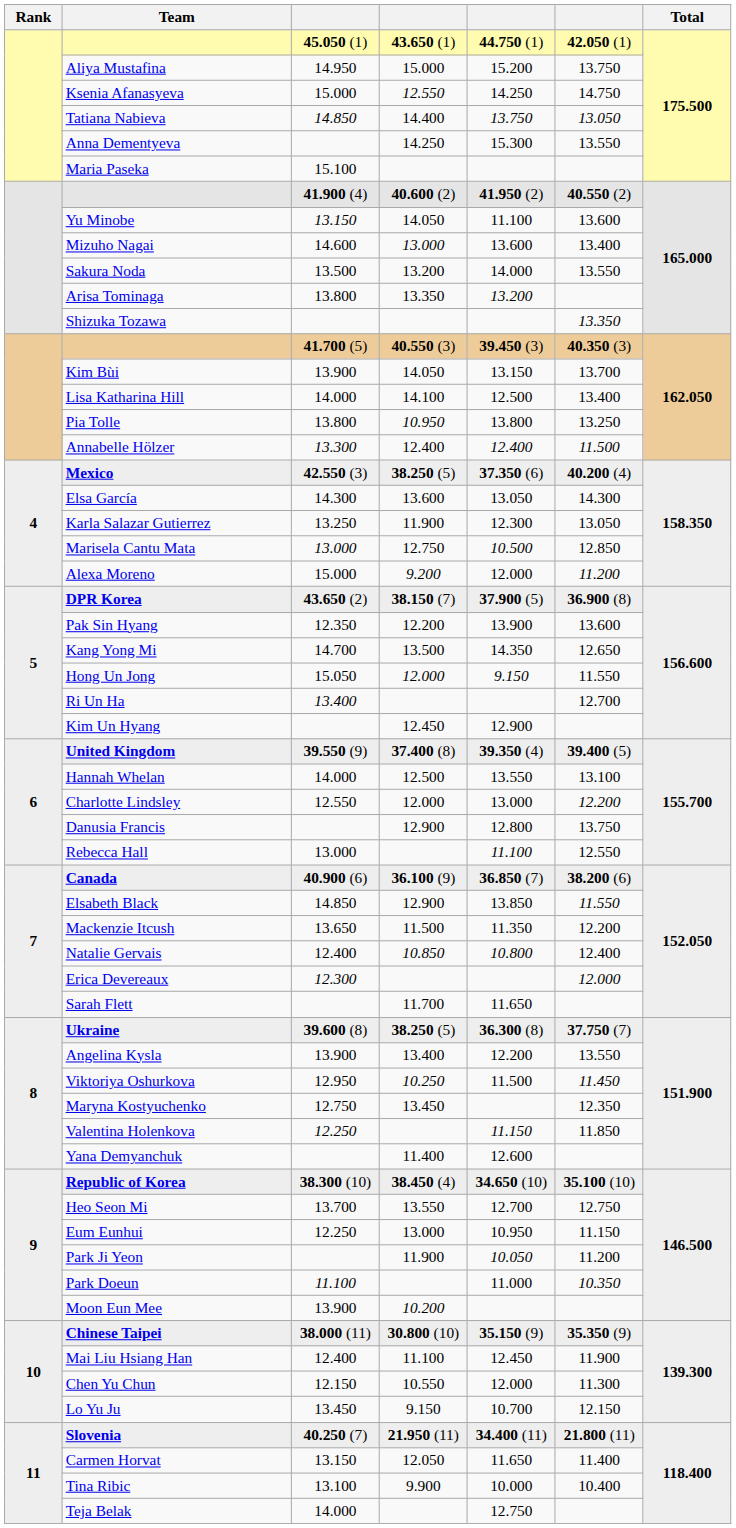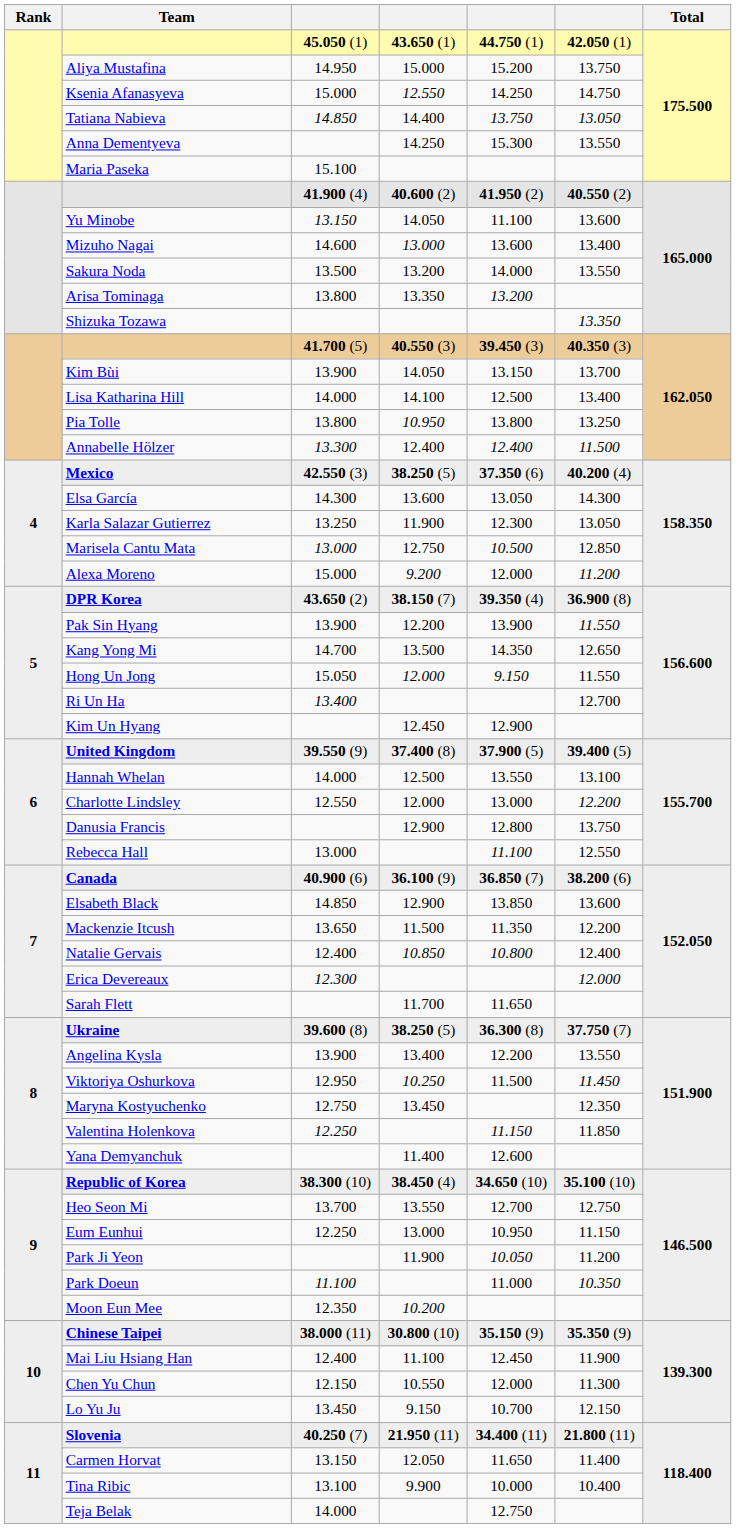(511, 599) 37.900 (5) -> (511, 599) 39.350 (4)
(335, 624) 12.350 -> (335, 624) 13.900
(599, 624) 13.600 -> (599, 624) 11.550
(511, 751) 39.350 (4) -> (511, 751) 37.900 (5)
(599, 903) 11.550 -> (599, 903) 13.600
(335, 1308) 13.900 -> (335, 1308) 12.350
